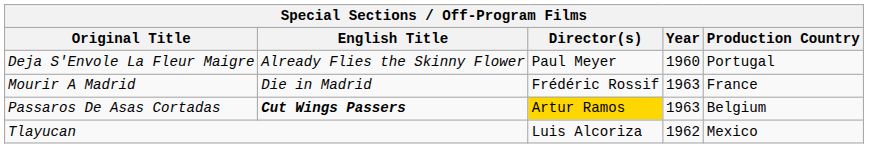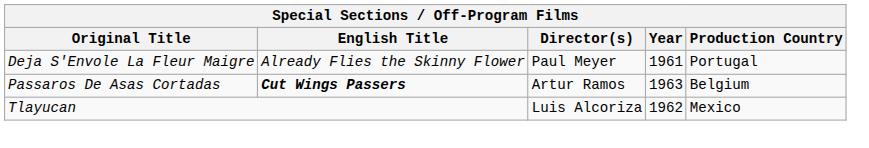(683, 62) 1960 -> (666, 62) 1961
- row: (72, 85)
(578, 108) gold background -> (578, 85) no background
